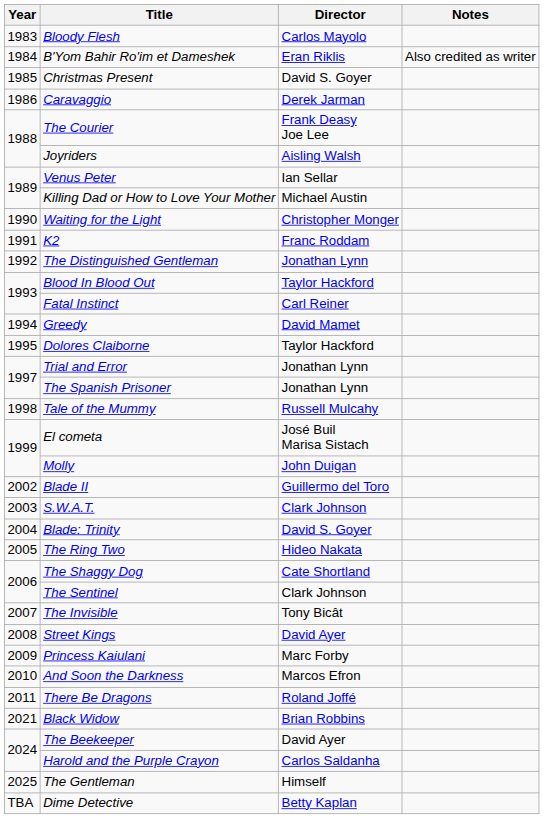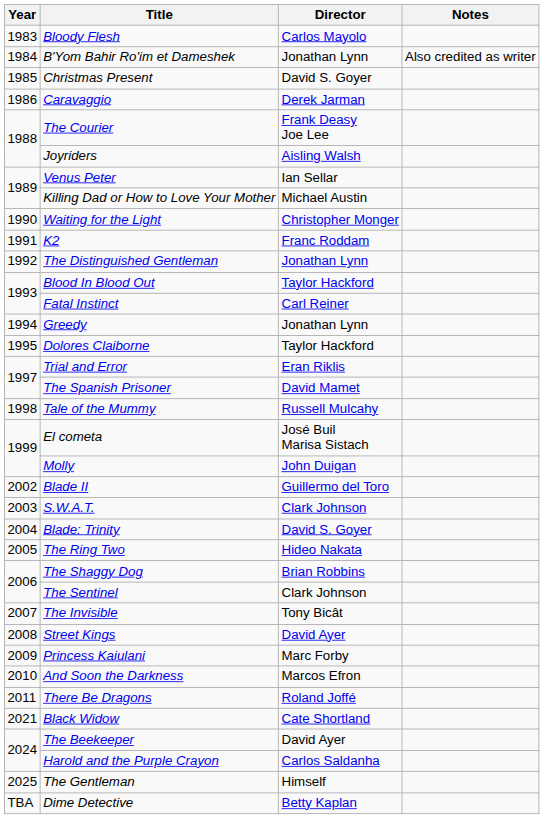(313, 57) Eran Riklis -> (325, 57) Jonathan Lynn
(321, 324) David Mamet -> (325, 324) Jonathan Lynn
(325, 366) Jonathan Lynn -> (313, 366) Eran Riklis
(325, 388) Jonathan Lynn -> (321, 388) David Mamet
(326, 571) Cate Shortland -> (323, 571) Brian Robbins
(323, 718) Brian Robbins -> (326, 718) Cate Shortland
